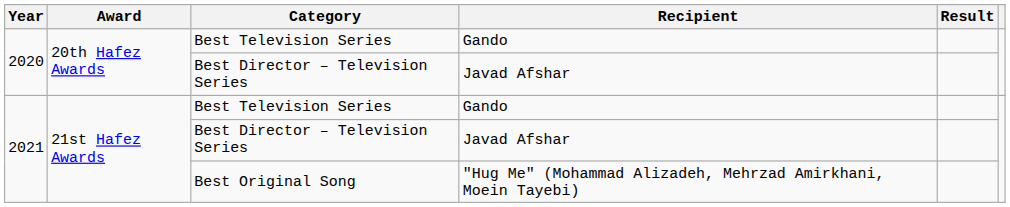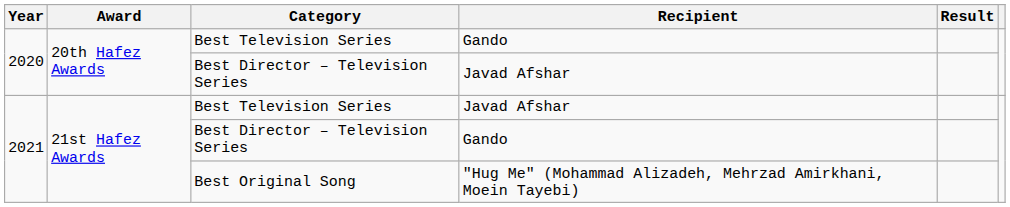(485, 107) Gando -> (517, 107) Javad Afshar
(517, 140) Javad Afshar -> (485, 140) Gando
